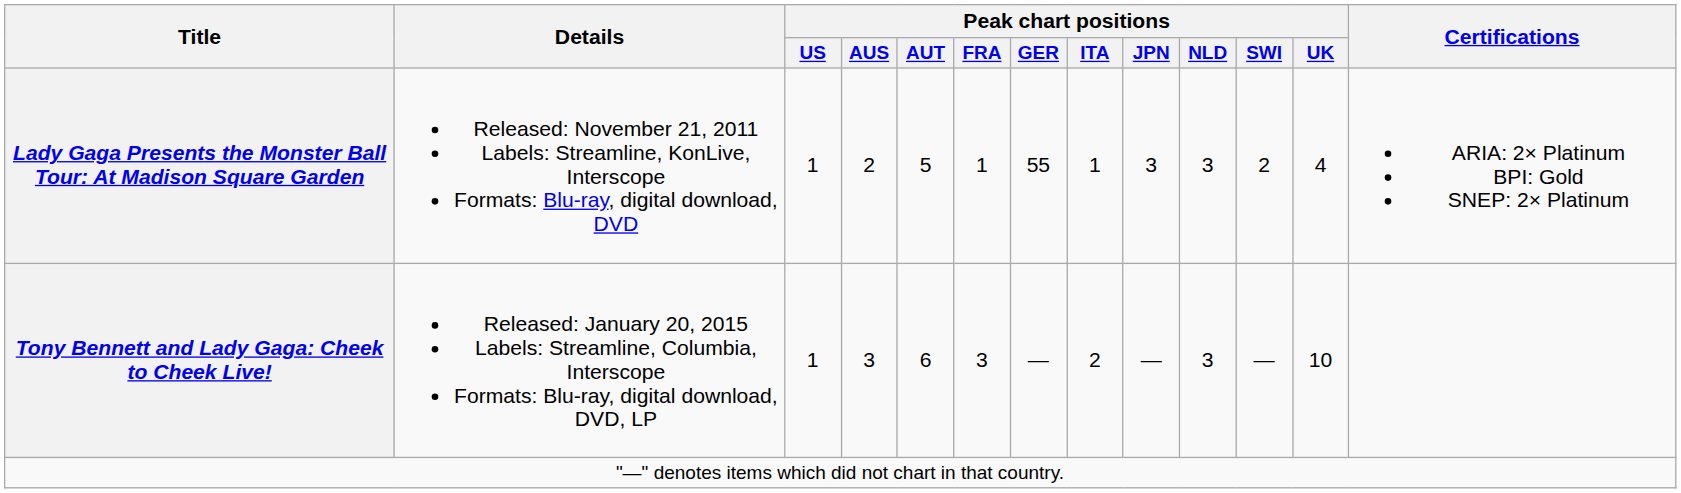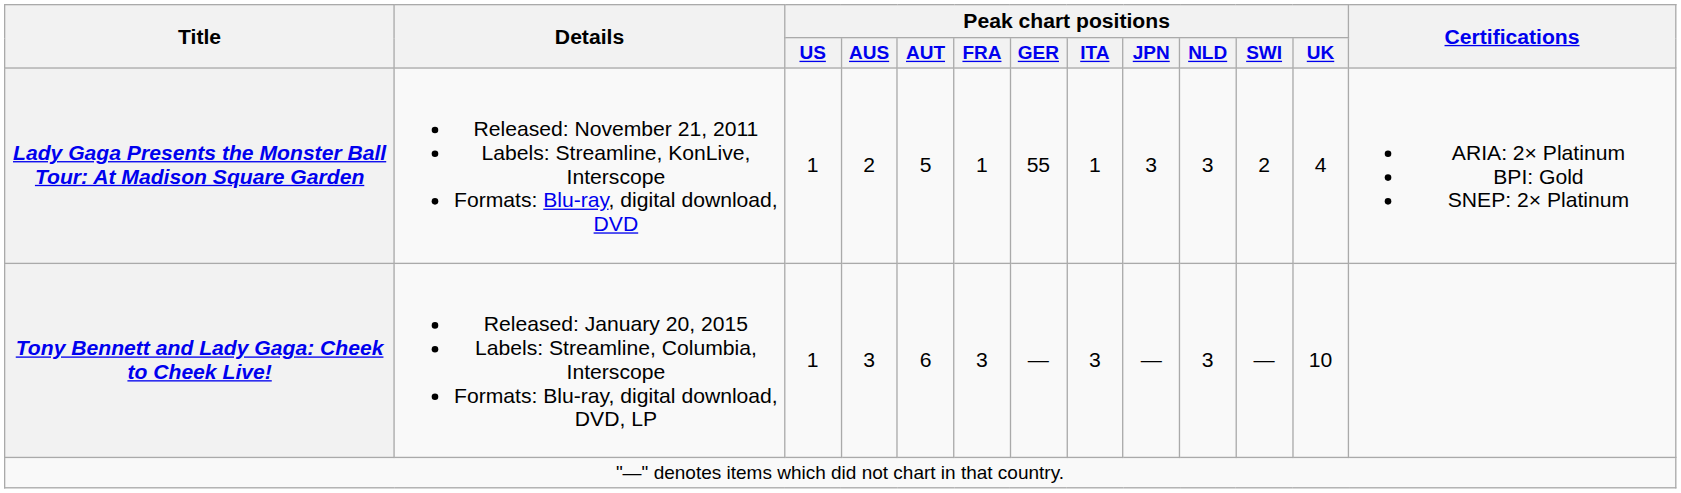(1095, 359) 2 -> (1095, 359) 3
